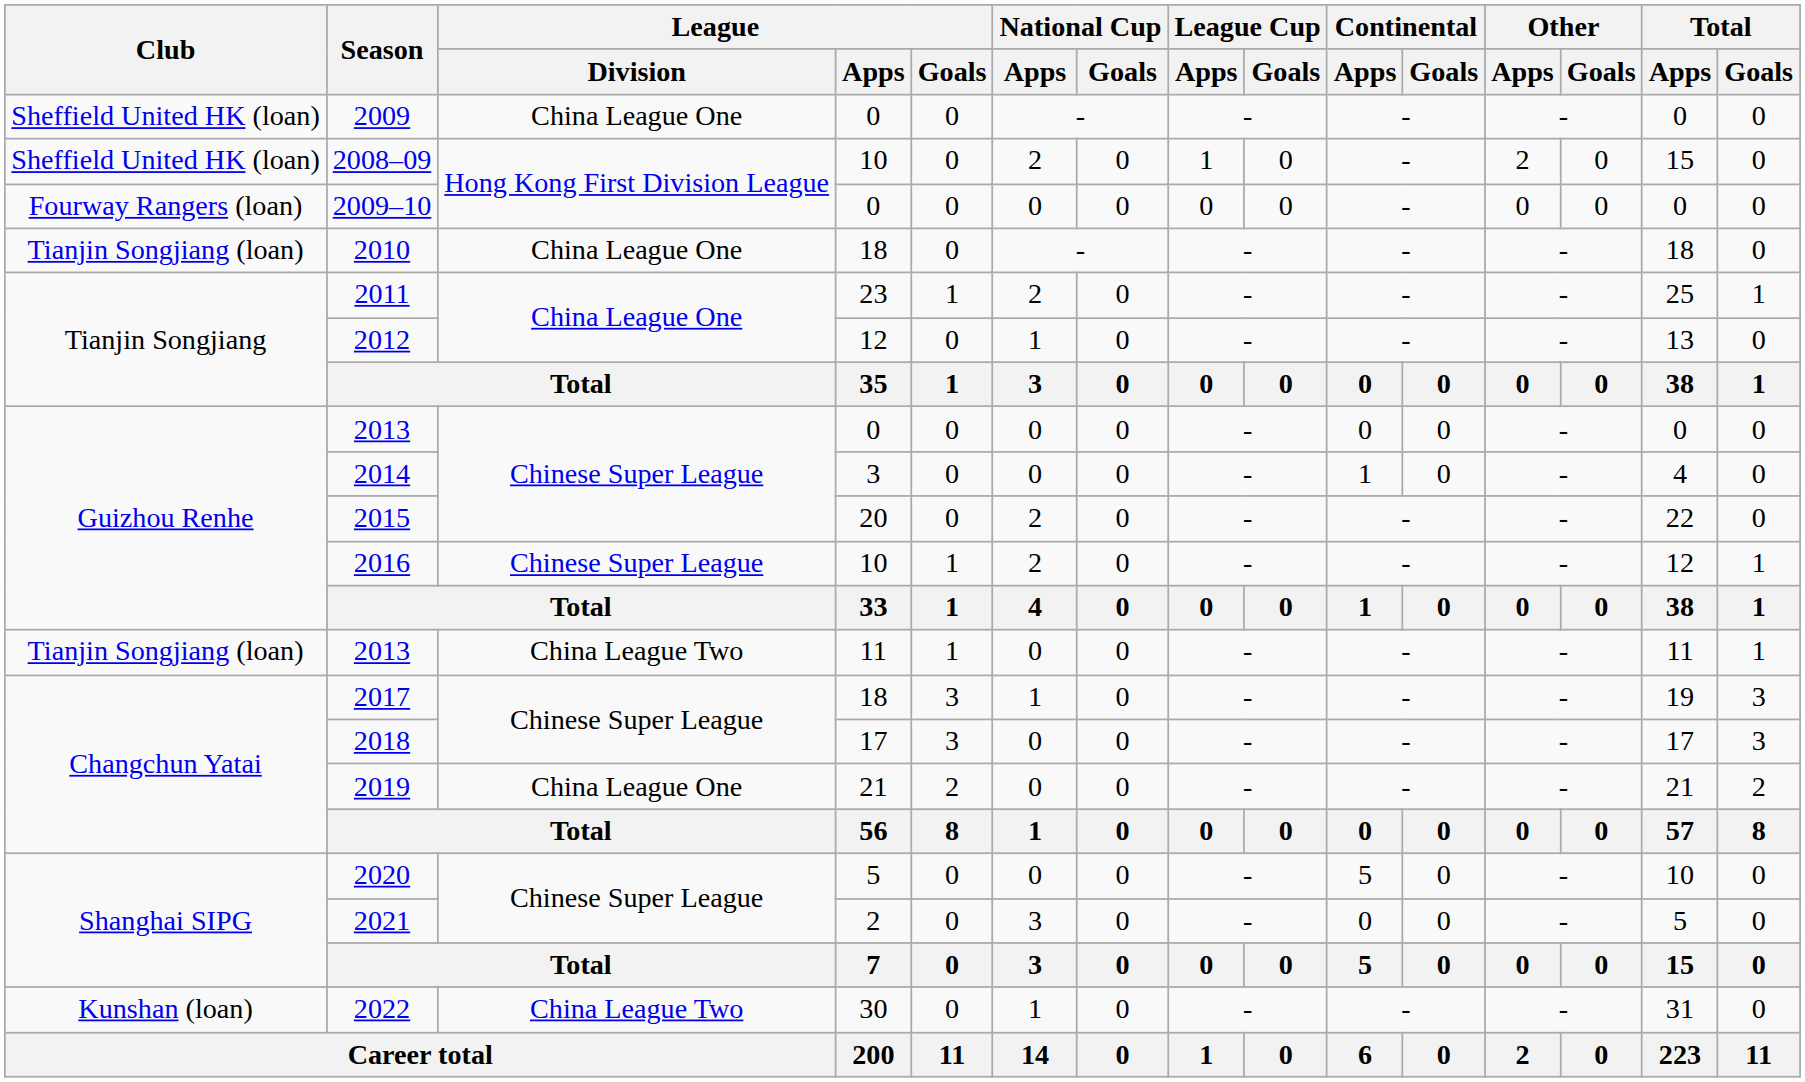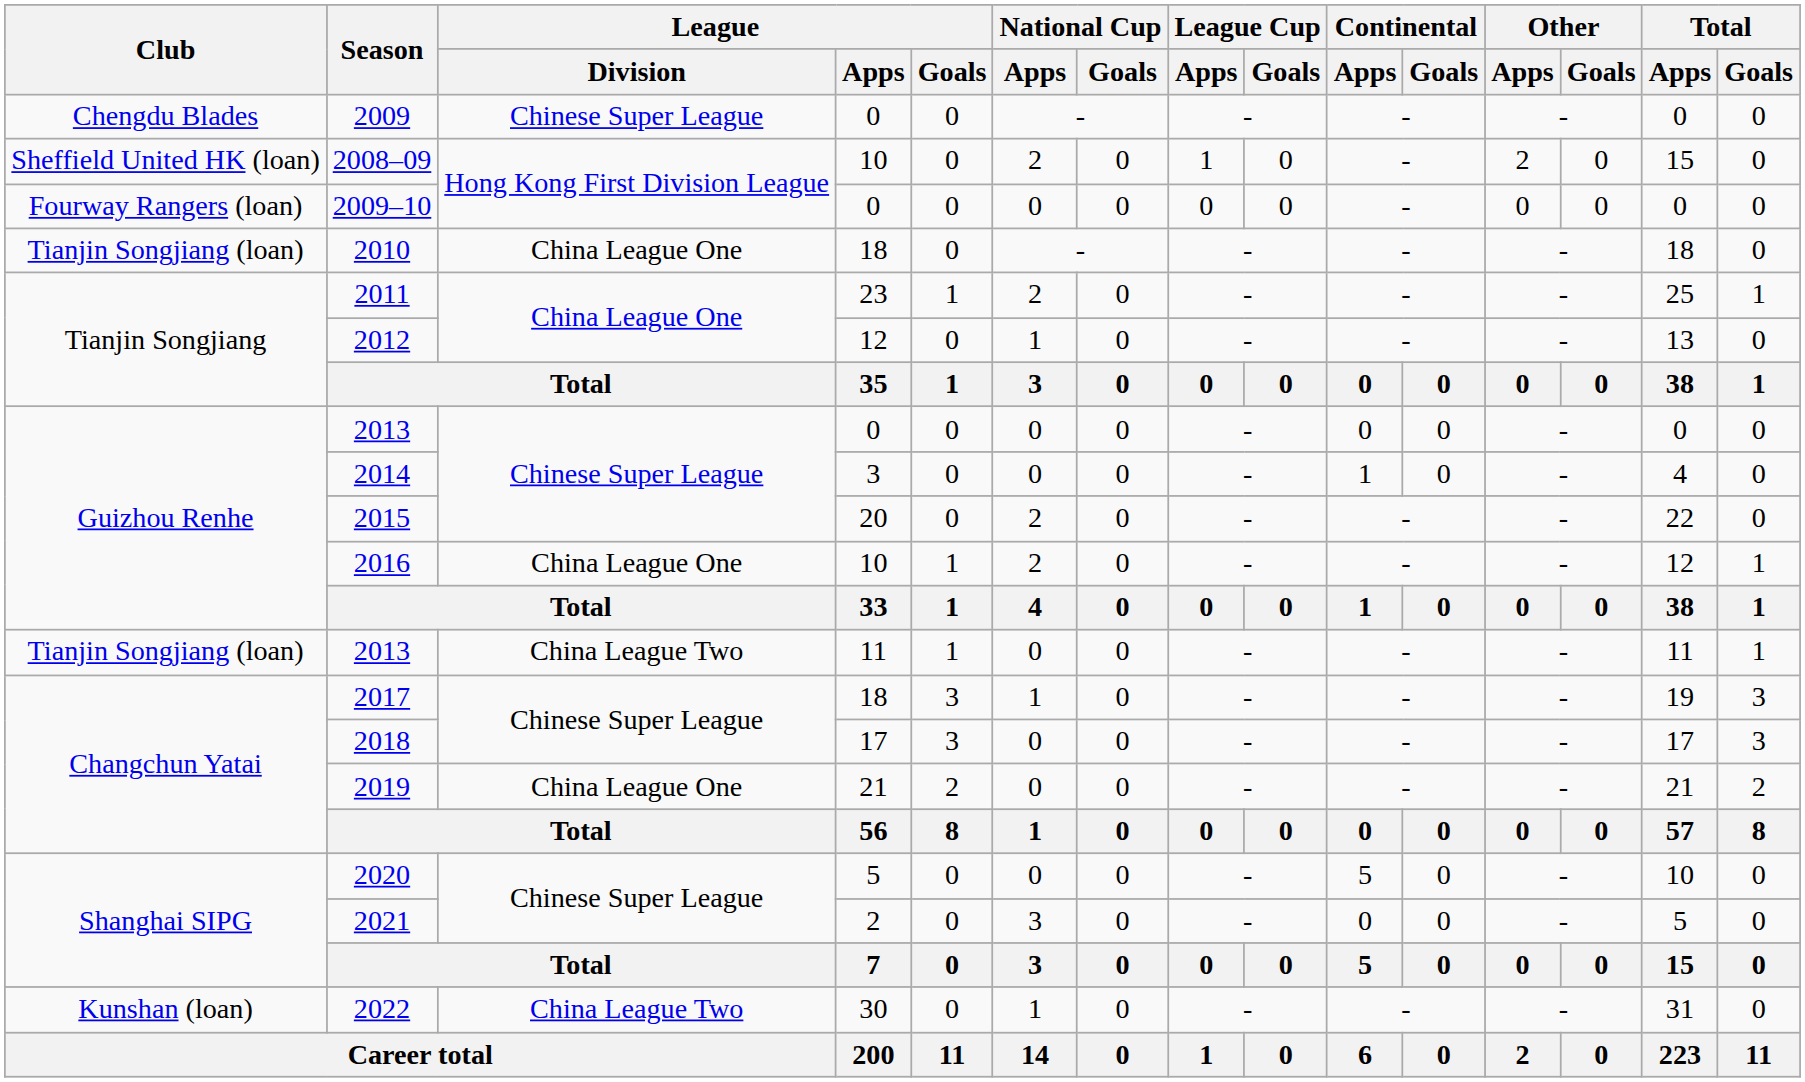(166, 116) Sheffield United HK (loan) -> (166, 116) Chengdu Blades
(637, 116) China League One -> (637, 116) Chinese Super League
(637, 562) Chinese Super League -> (637, 562) China League One
